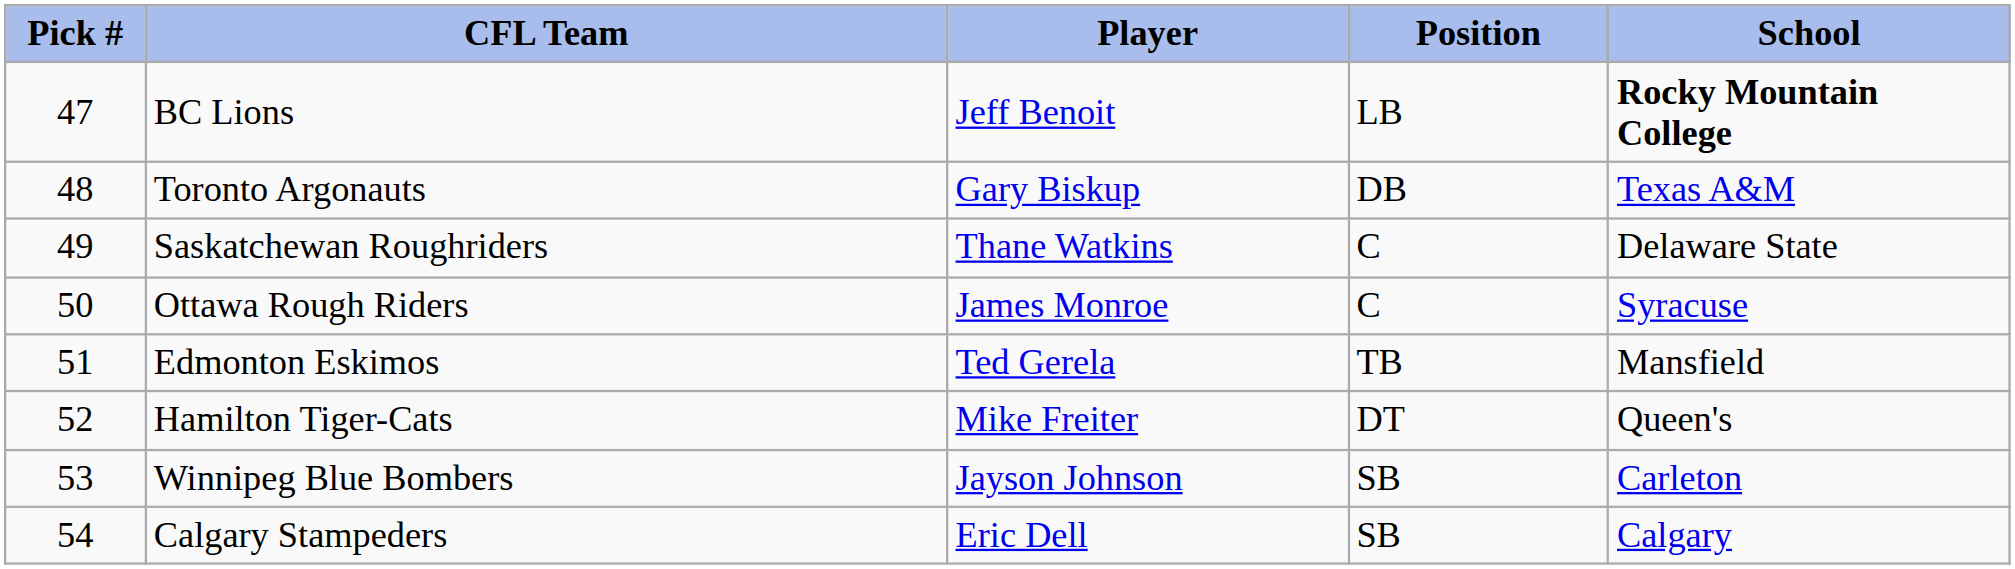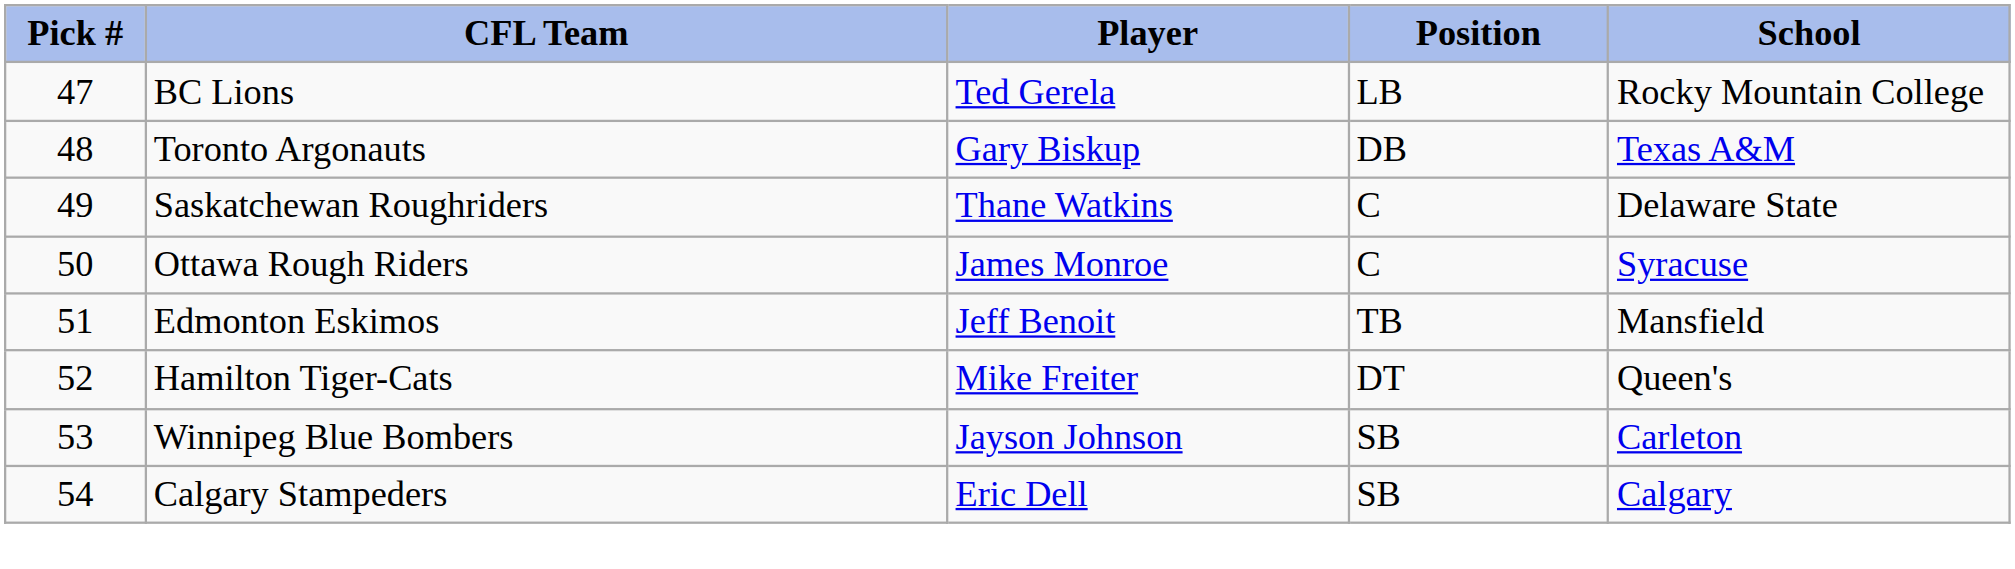(1035, 111) Jeff Benoit -> (1035, 90) Ted Gerela
(1748, 111) bold -> (1801, 90) normal
(1035, 362) Ted Gerela -> (1035, 321) Jeff Benoit
